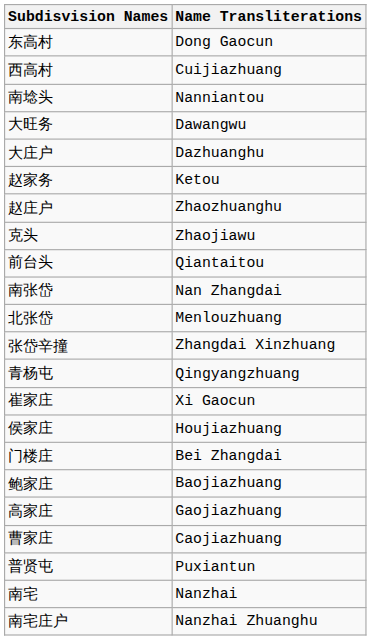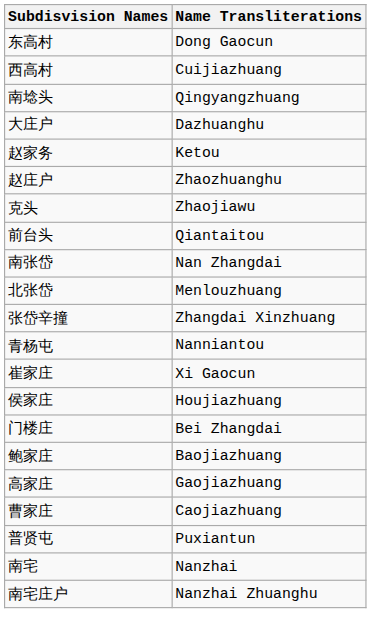(220, 98) Nanniantou -> (238, 98) Qingyangzhuang
- row: (30, 126)
(238, 373) Qingyangzhuang -> (220, 346) Nanniantou
